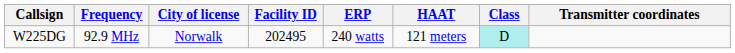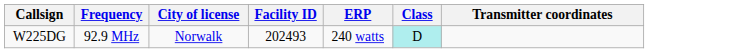- column: (436, 15)
(286, 36) 202495 -> (286, 36) 202493
